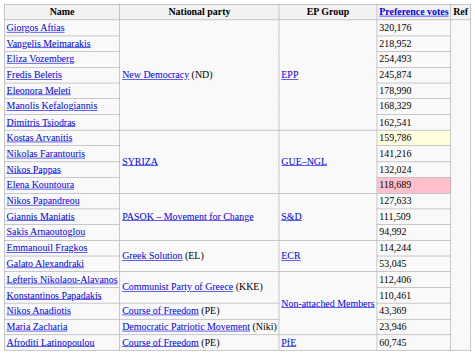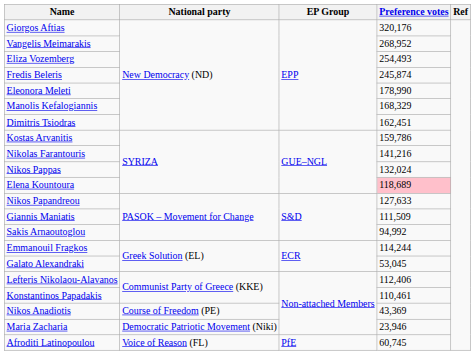(395, 43) 218,952 -> (395, 43) 268,952
(395, 122) 162,541 -> (395, 122) 162,451
(395, 138) lightyellow background -> (395, 138) no background
(171, 342) Course of Freedom (PE) -> (165, 342) Voice of Reason (FL)
